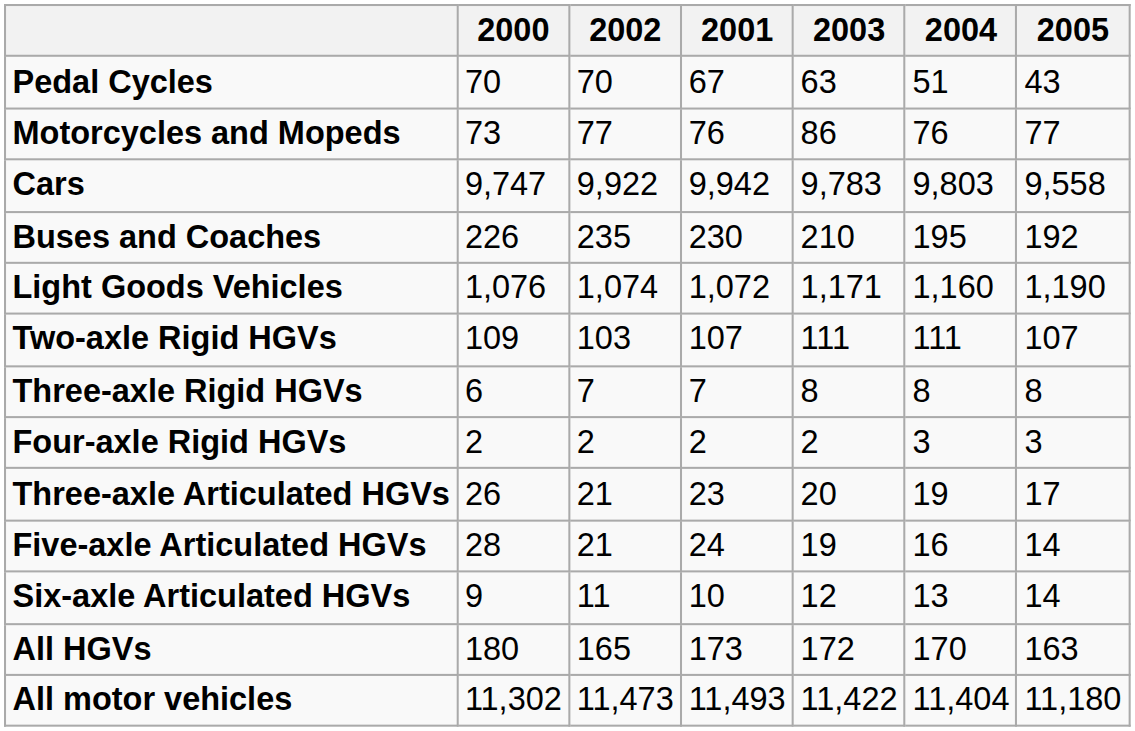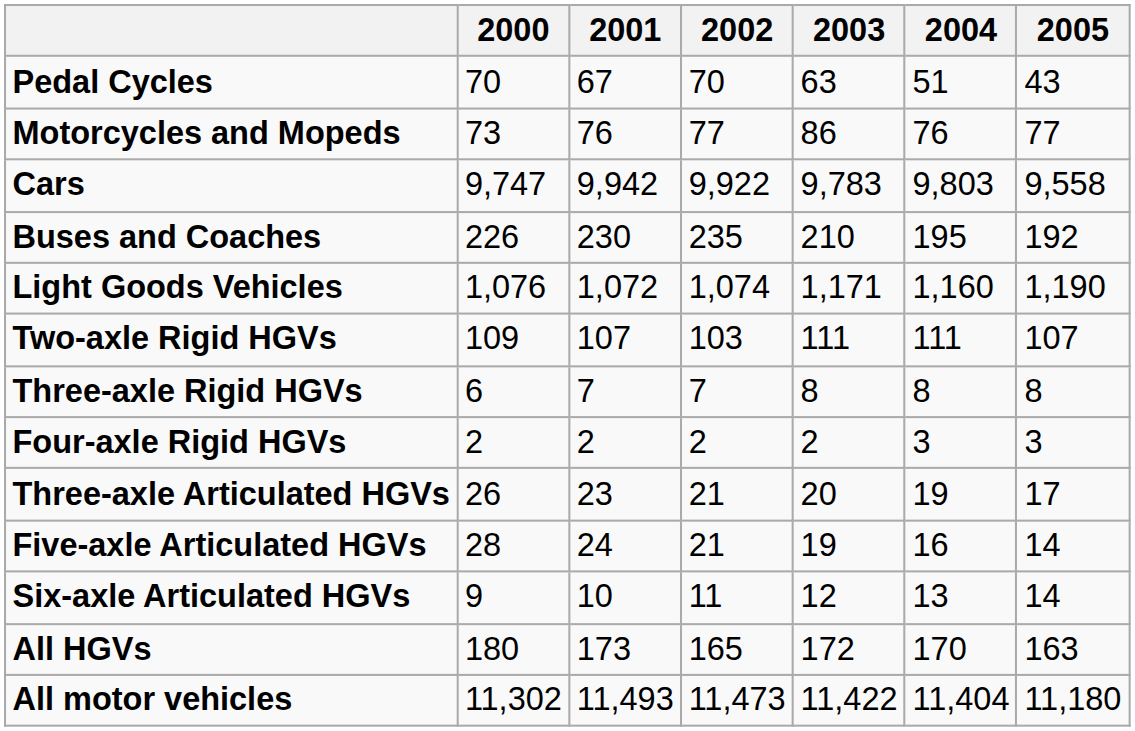columns swapped: (737, 30) <-> (625, 30)
